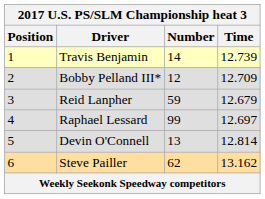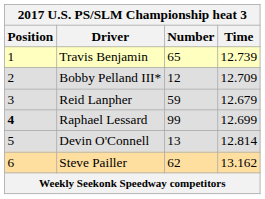(174, 57) 14 -> (174, 57) 65
(11, 120) normal -> (11, 120) bold
(239, 120) 12.697 -> (239, 120) 12.699
